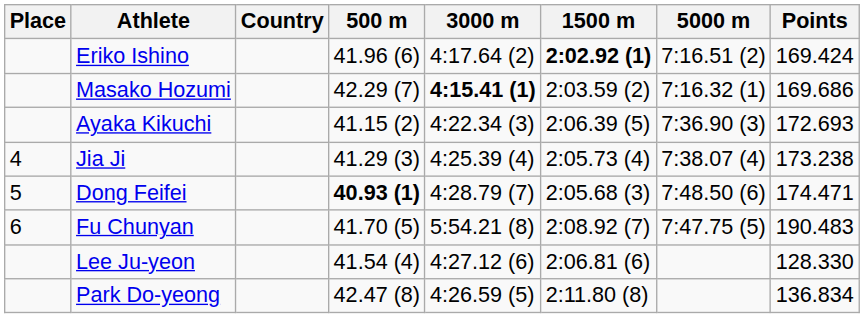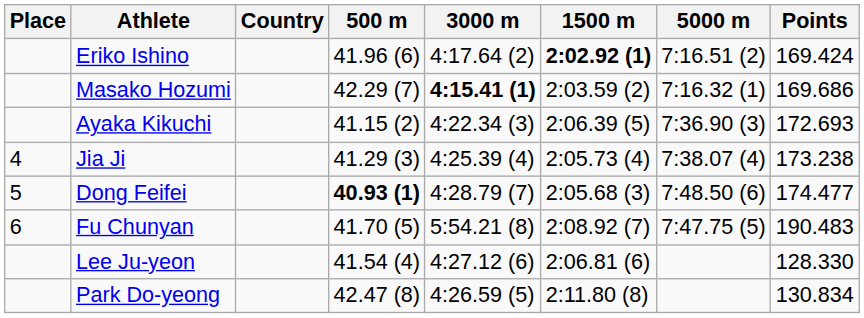(815, 192) 174.471 -> (815, 192) 174.477
(815, 295) 136.834 -> (815, 295) 130.834
